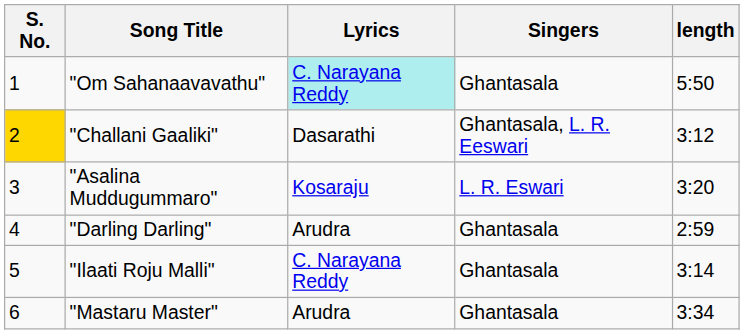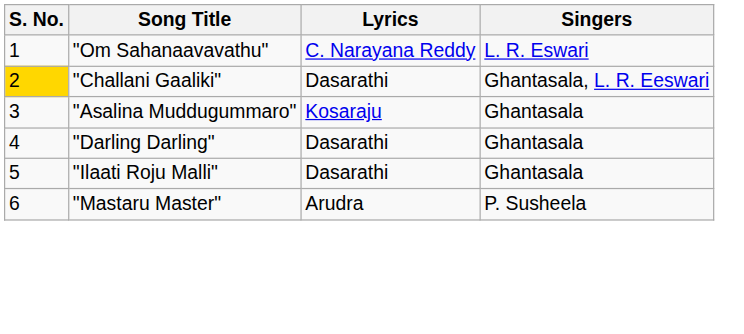- column: (706, 30)
(347, 83) paleturquoise background -> (390, 50) no background
(509, 83) Ghantasala -> (536, 50) L. R. Eswari
(511, 188) L. R. Eswari -> (534, 111) Ghantasala
(321, 229) Arudra -> (347, 142) Dasarathi
(347, 271) C. Narayana Reddy -> (347, 173) Dasarathi
(509, 312) Ghantasala -> (535, 204) P. Susheela
